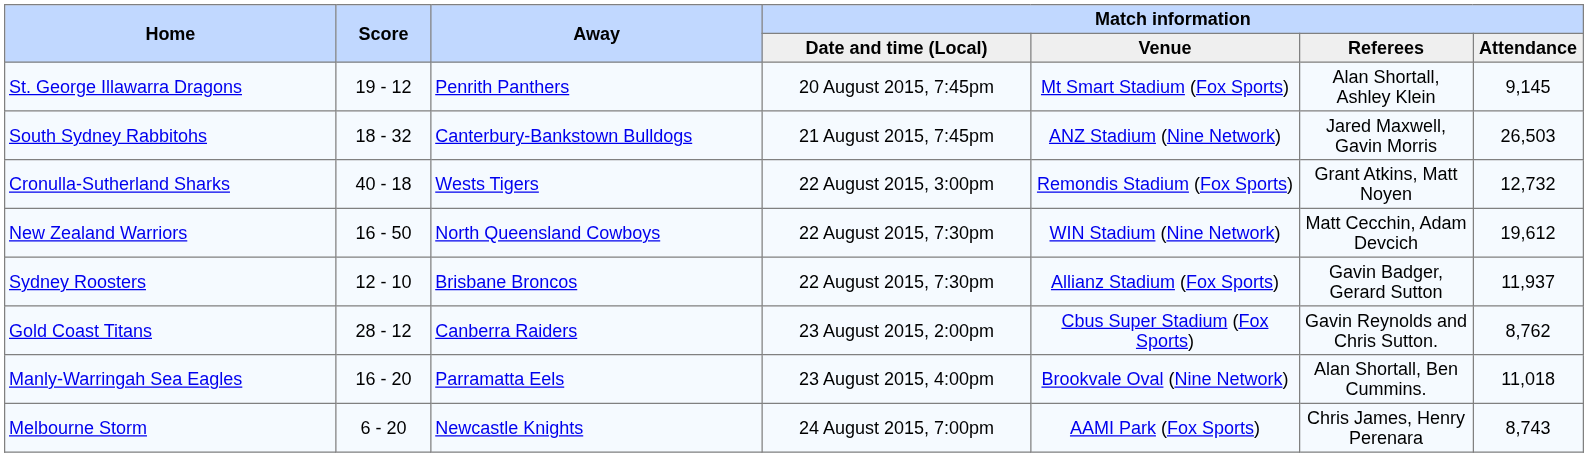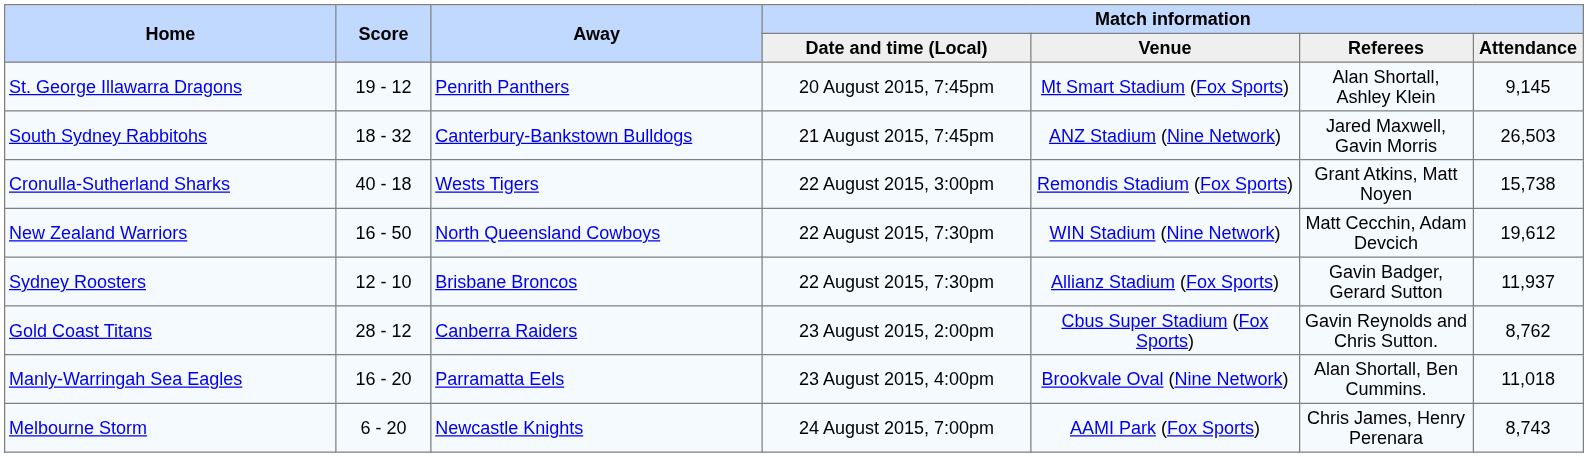(1528, 184) 12,732 -> (1528, 184) 15,738
